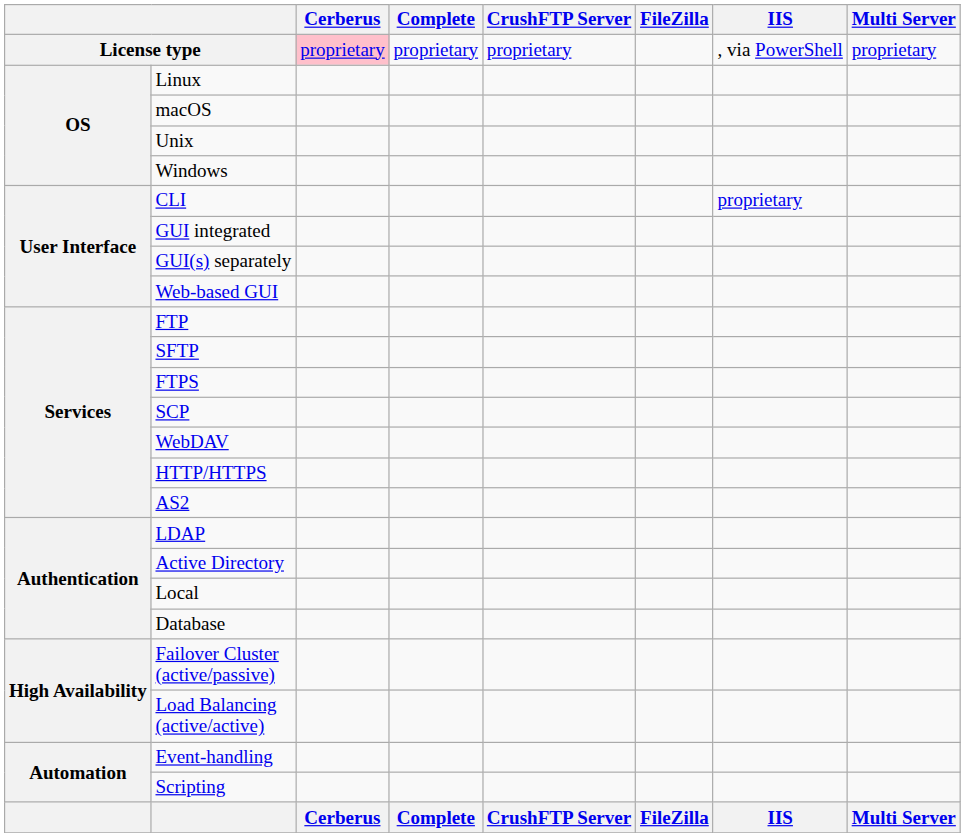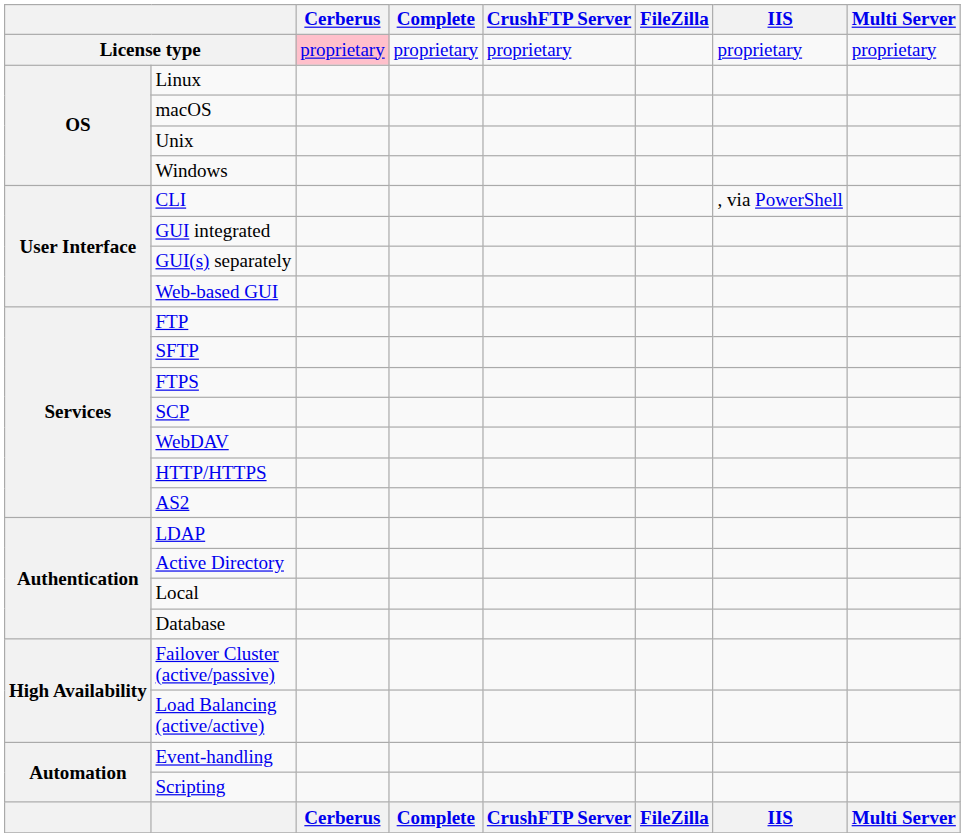(780, 49) , via PowerShell -> (760, 49) proprietary
(760, 200) proprietary -> (780, 200) , via PowerShell
